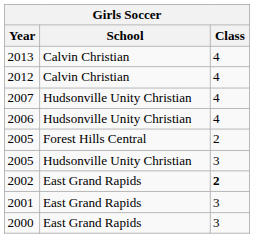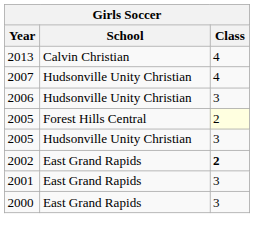- row: (21, 77)
(216, 118) 4 -> (216, 98) 3
(216, 139) no background -> (216, 118) lightyellow background
